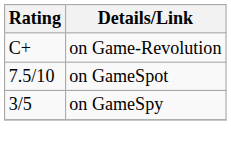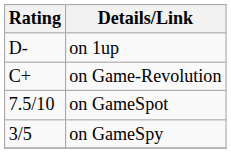+ row: (94, 47)
